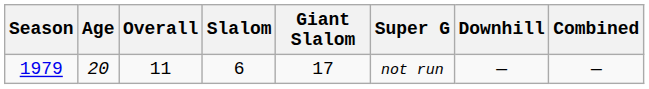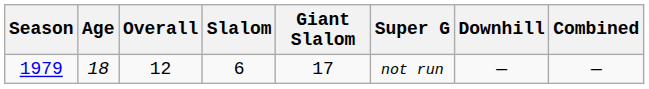(98, 69) 20 -> (98, 69) 18
(161, 69) 11 -> (161, 69) 12
